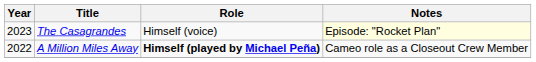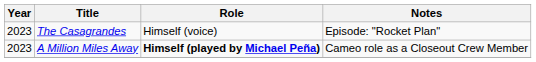(383, 31) lightyellow background -> (383, 31) no background
(19, 48) 2022 -> (19, 48) 2023
